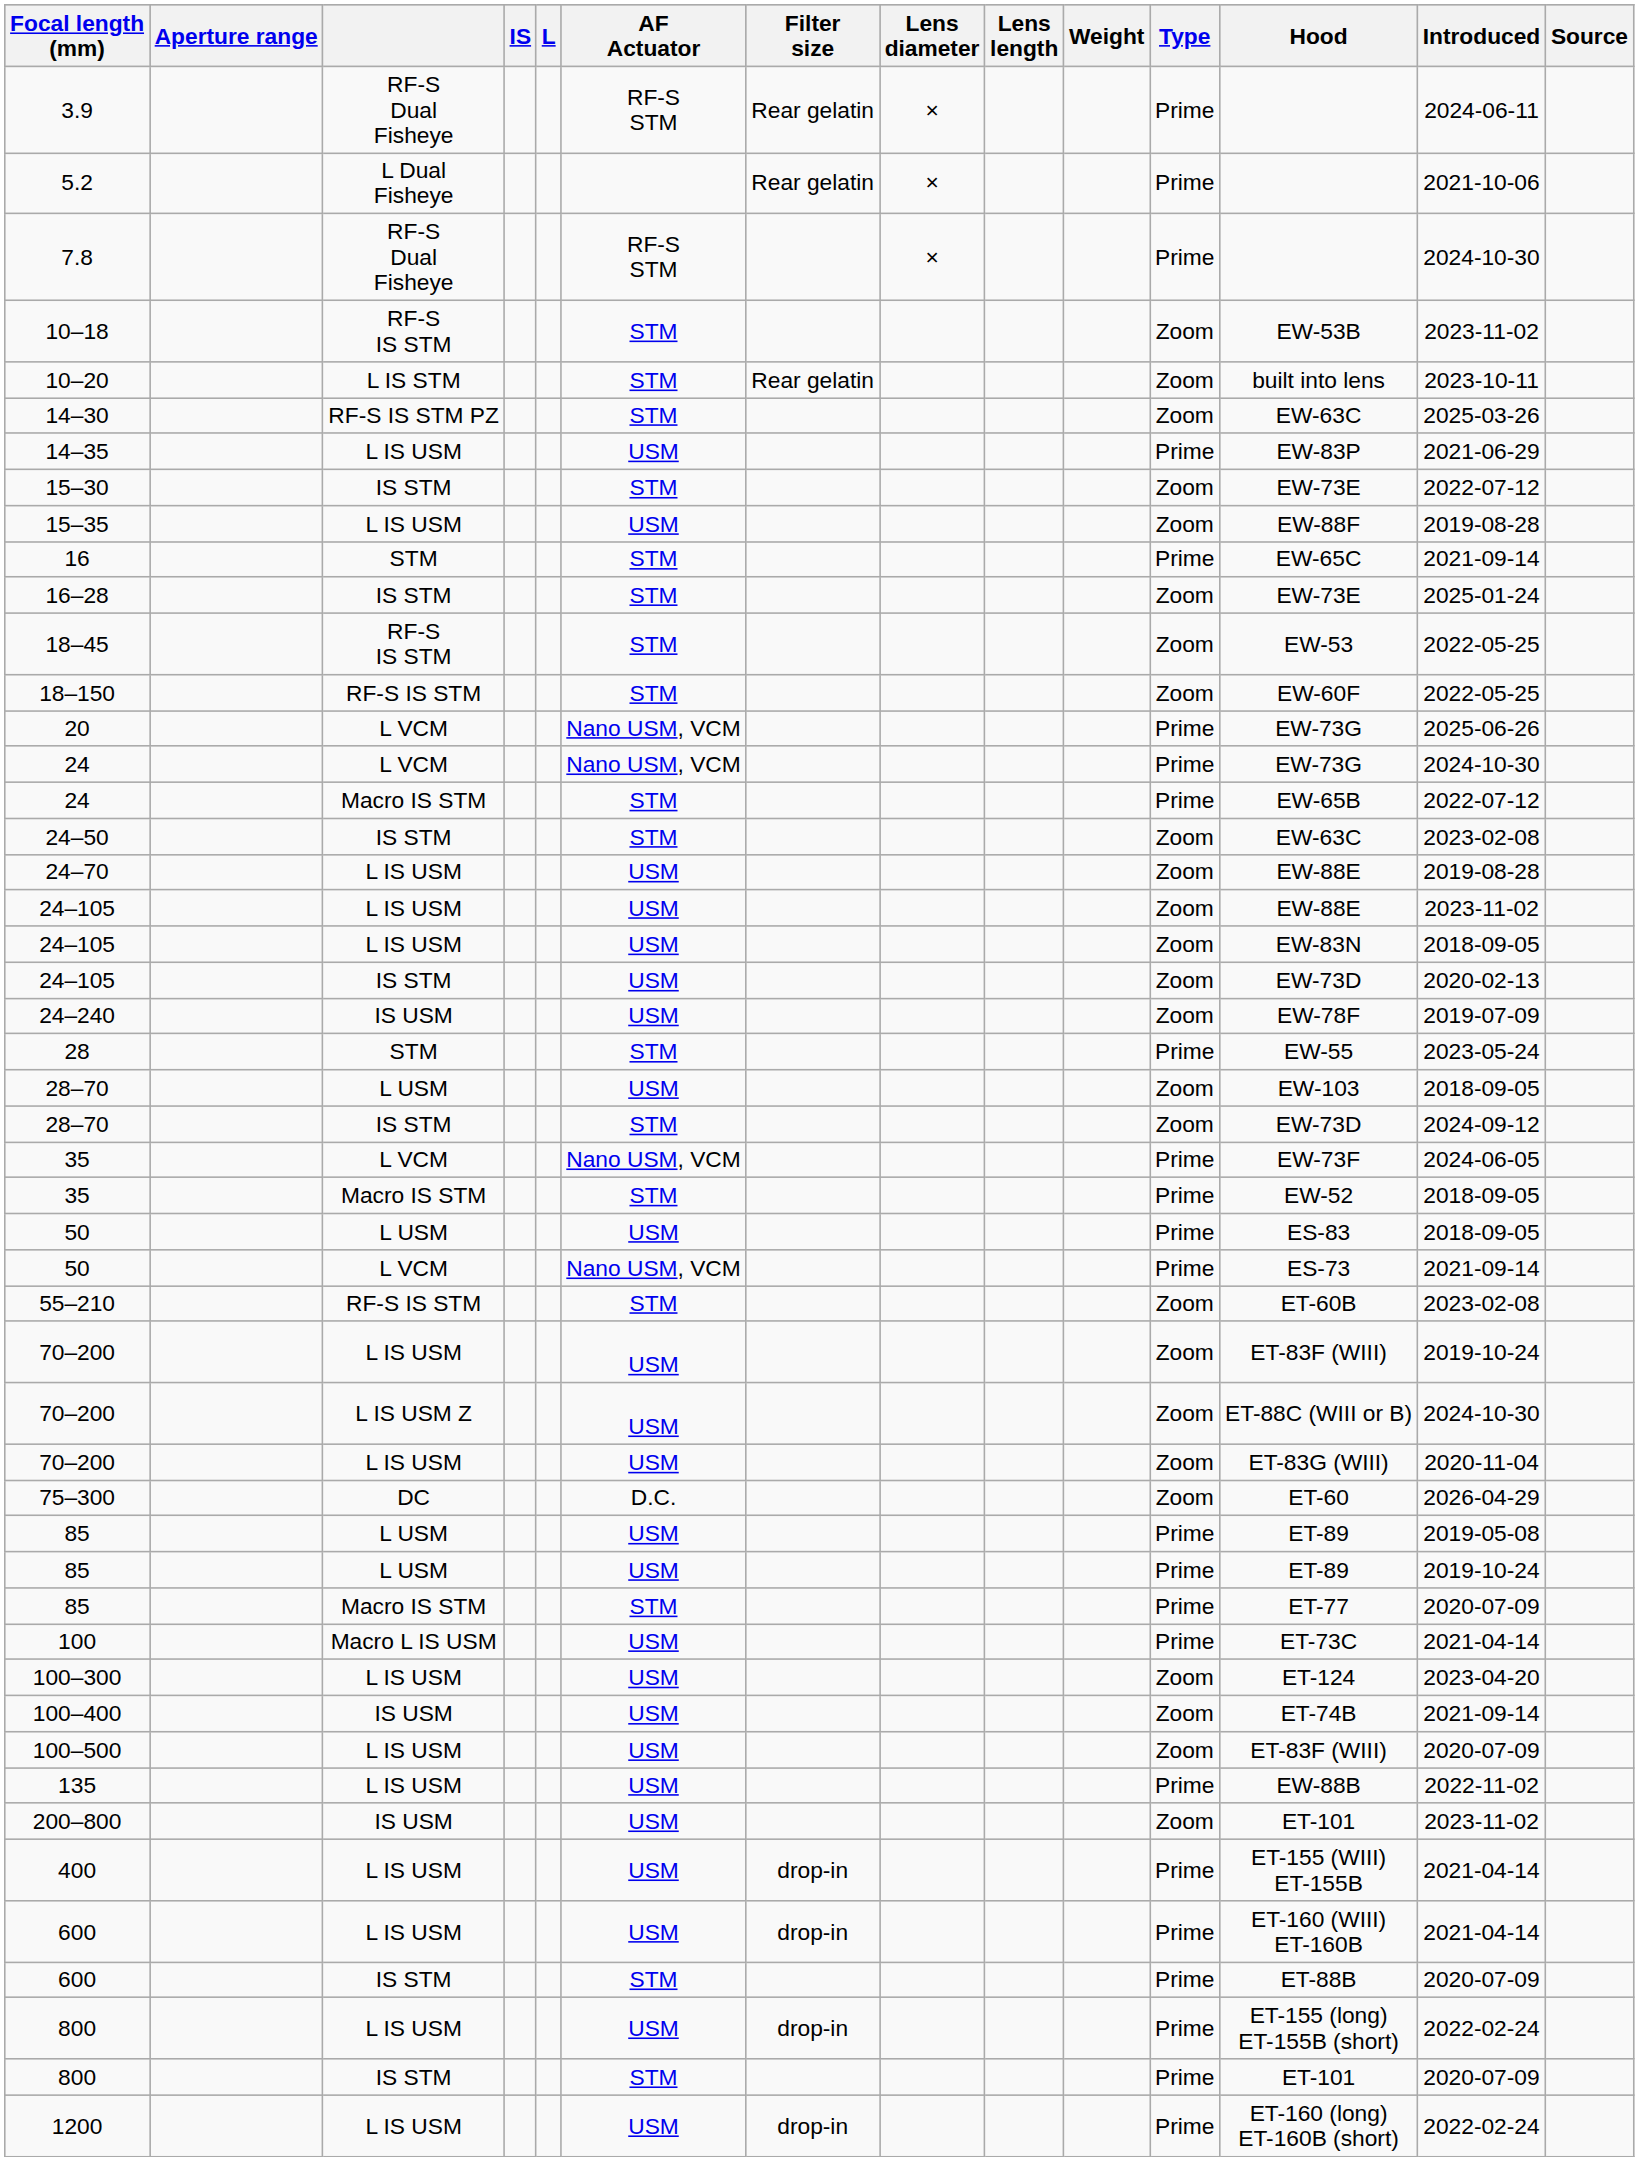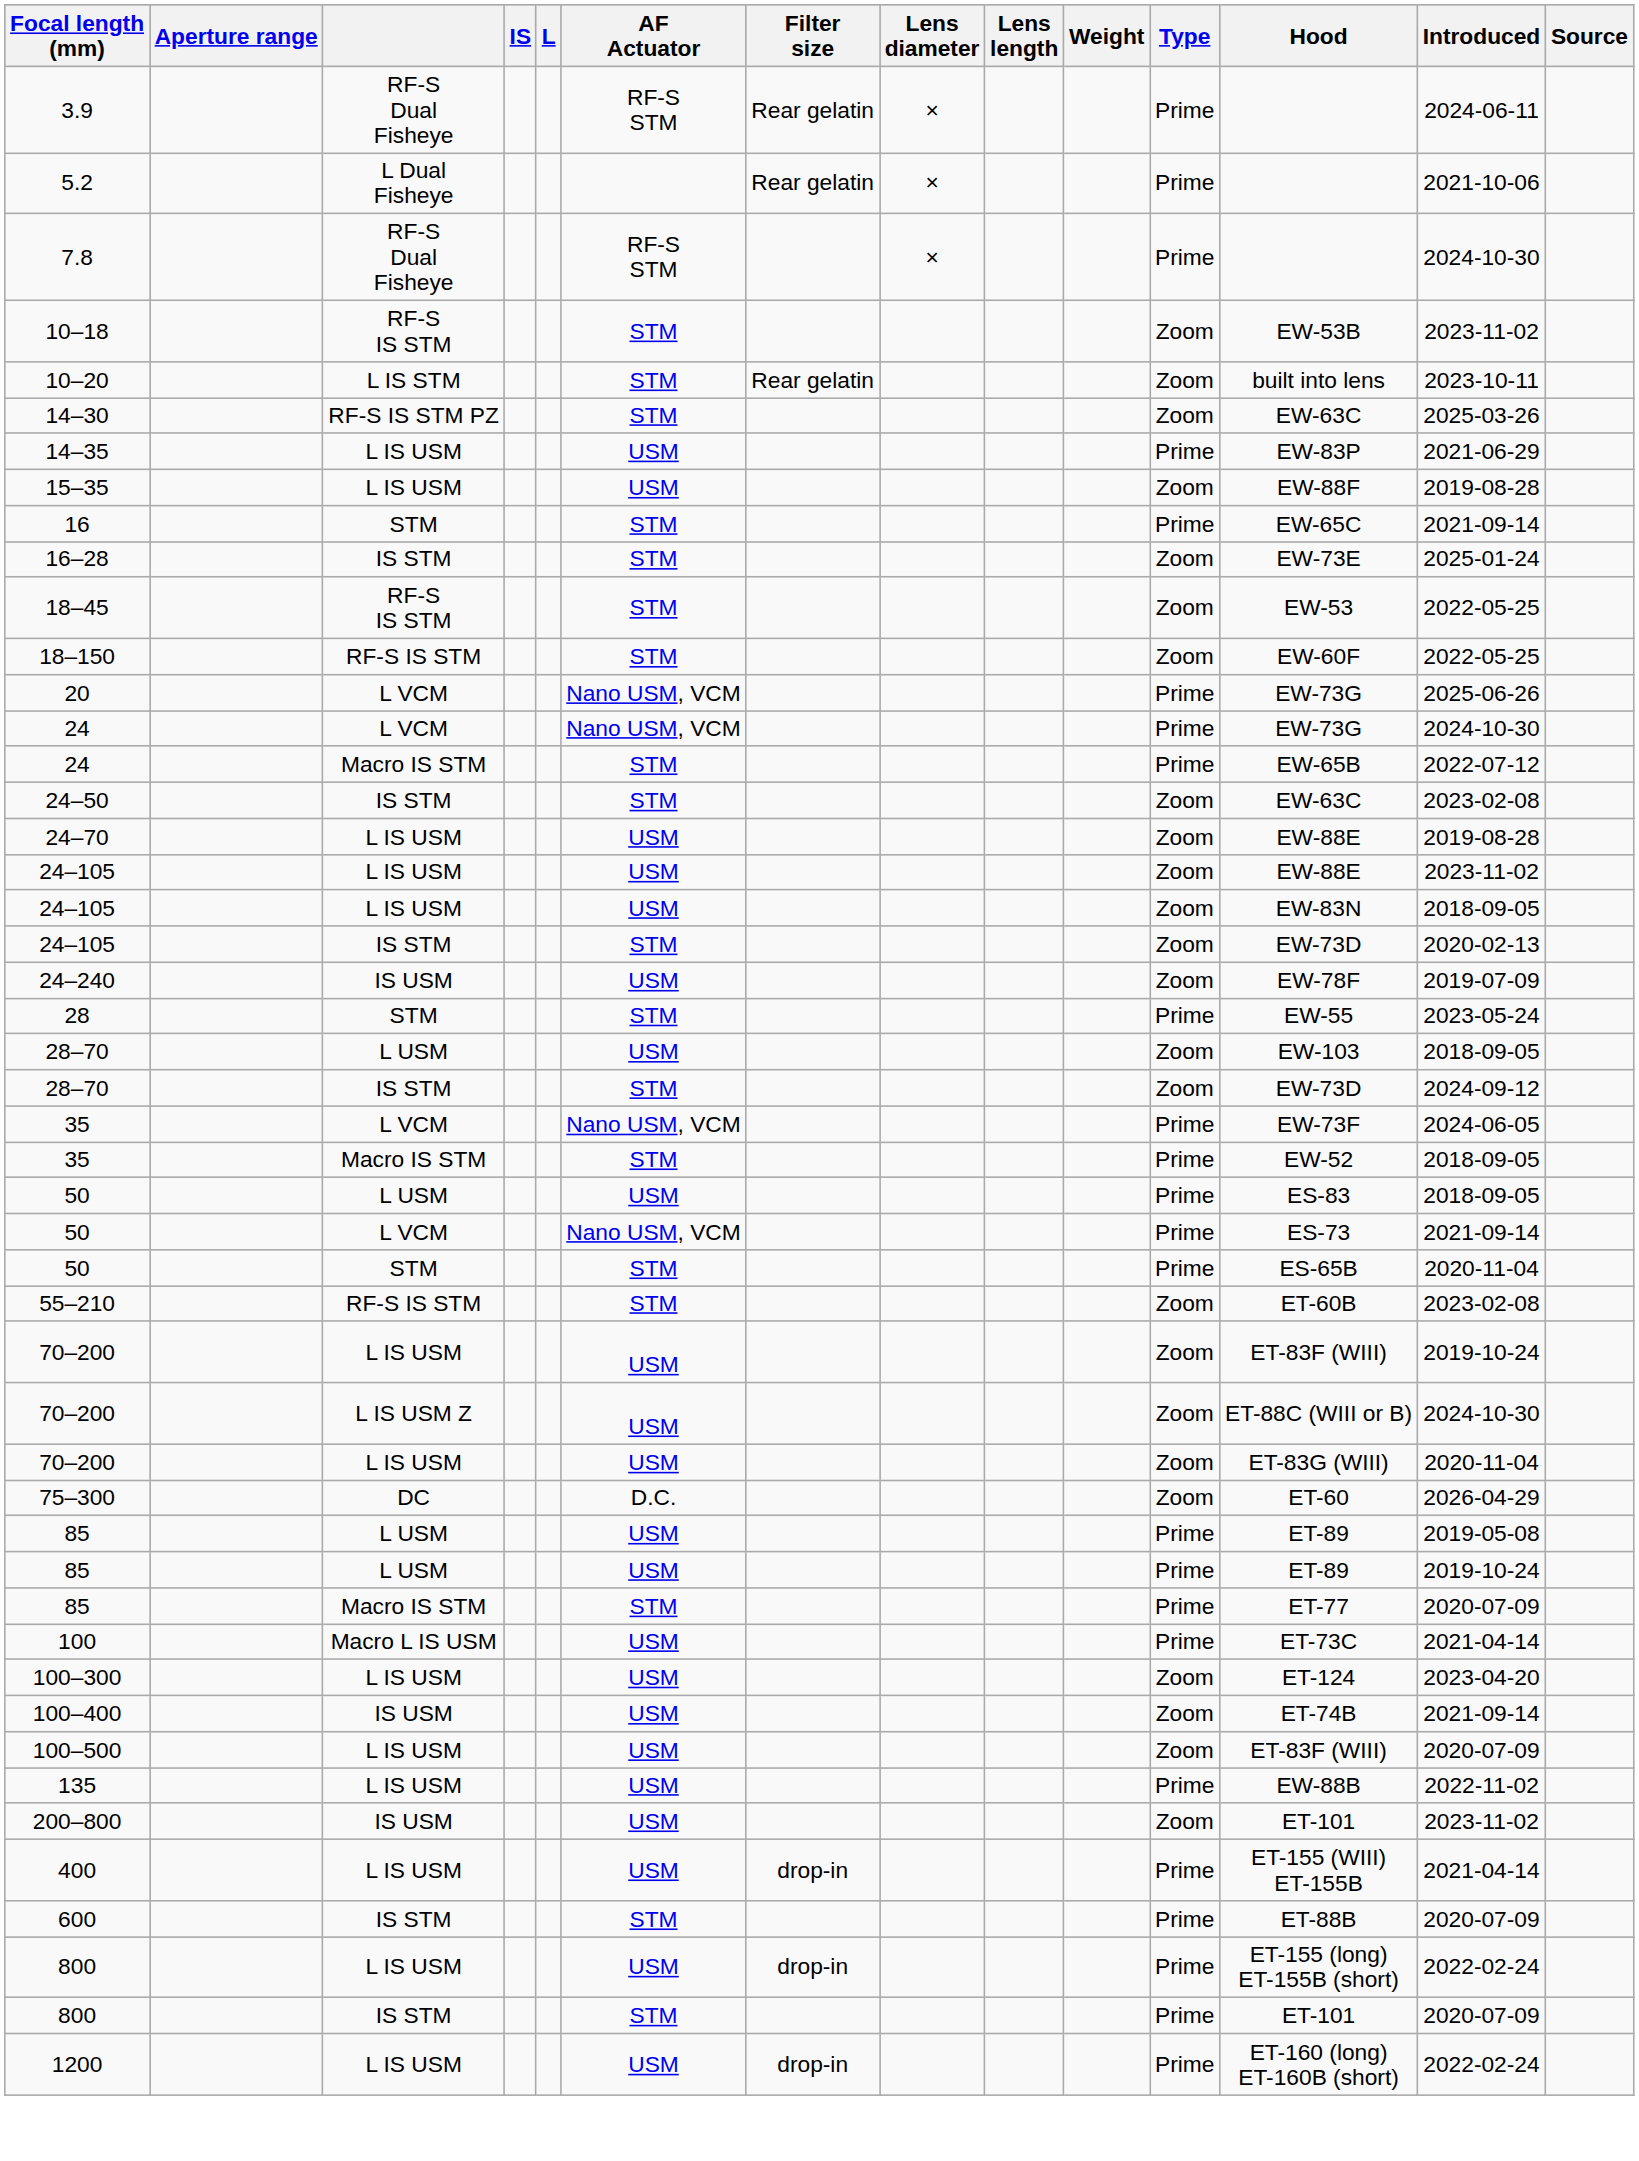- row: (77, 488)
(653, 980) USM -> (653, 944) STM
+ row: (77, 1268)
- row: (77, 1931)
